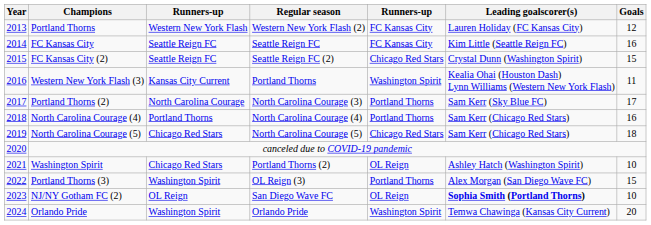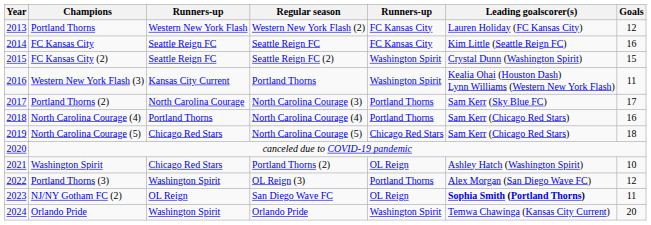(407, 59) Chicago Red Stars -> (406, 59) Washington Spirit
(631, 180) 15 -> (631, 180) 12
(631, 196) 10 -> (631, 196) 11
